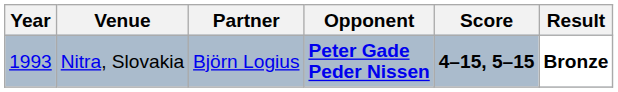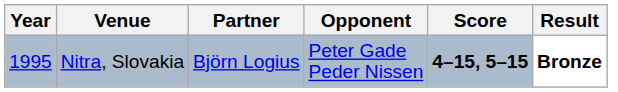(30, 61) 1993 -> (30, 61) 1995
(369, 61) bold -> (366, 61) normal
